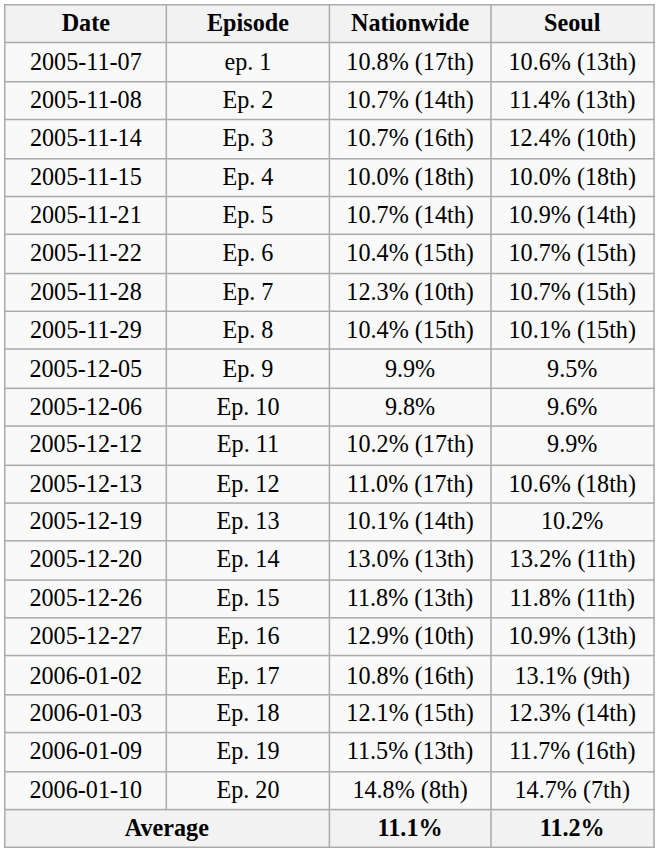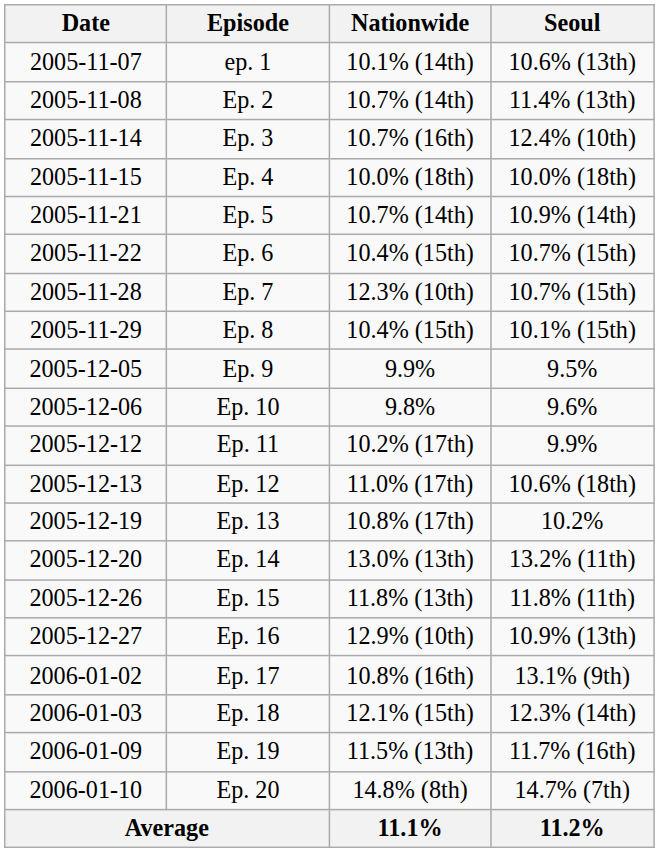(410, 61) 10.8% (17th) -> (410, 61) 10.1% (14th)
(410, 521) 10.1% (14th) -> (410, 521) 10.8% (17th)
